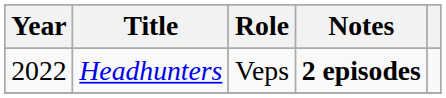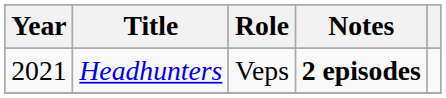(39, 70) 2022 -> (39, 70) 2021
